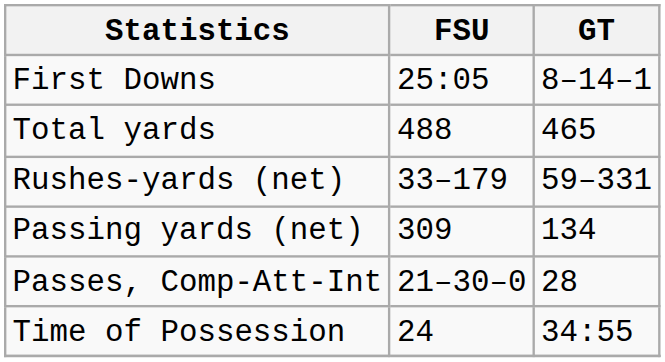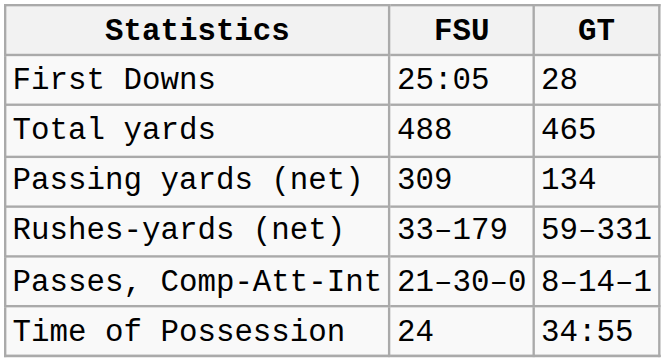(597, 81) 8–14–1 -> (560, 81) 28
rows swapped: (179, 181) <-> (188, 231)
(560, 281) 28 -> (597, 281) 8–14–1
